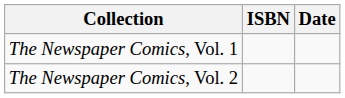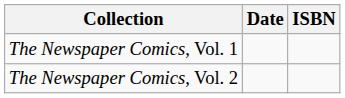columns swapped: (317, 19) <-> (268, 19)
